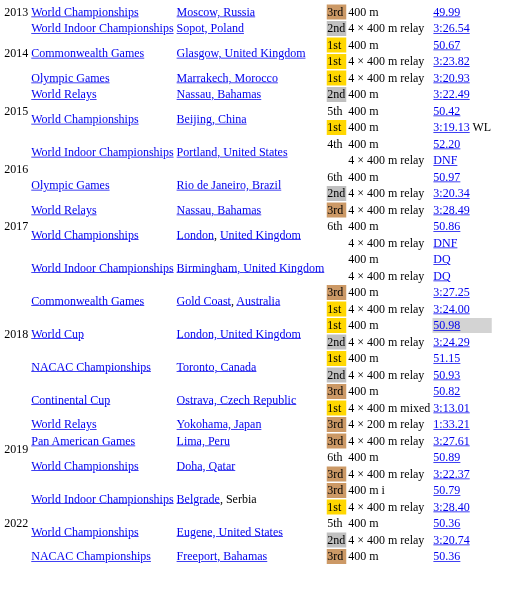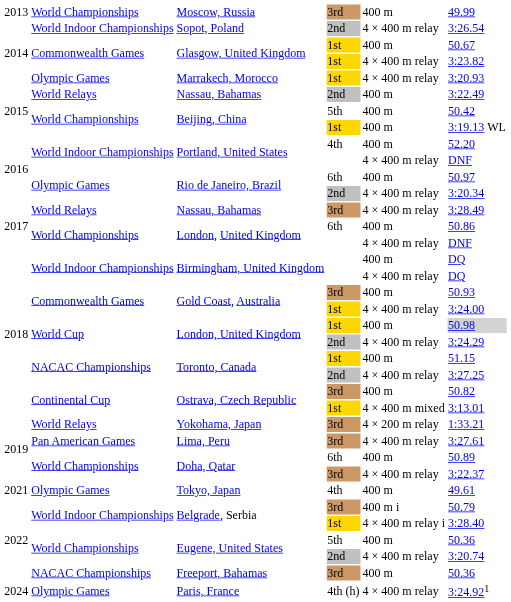(452, 292) 3:27.25 -> (462, 292) 50.93
(447, 375) 50.93 -> (466, 375) 3:27.25
+ row: (209, 490)
(386, 507) 4 × 400 m relay -> (404, 523) 4 × 400 m relay i
+ row: (208, 591)
